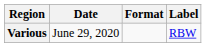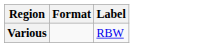- column: (86, 14)
